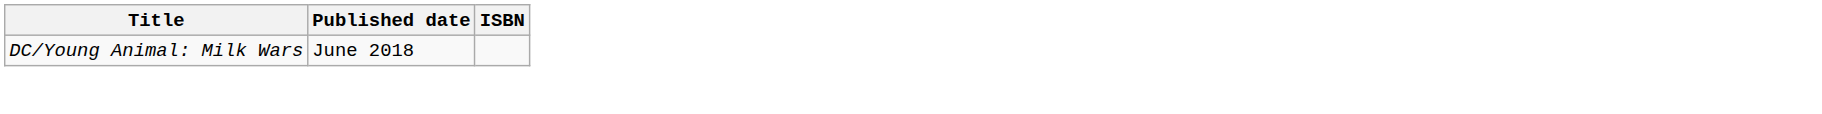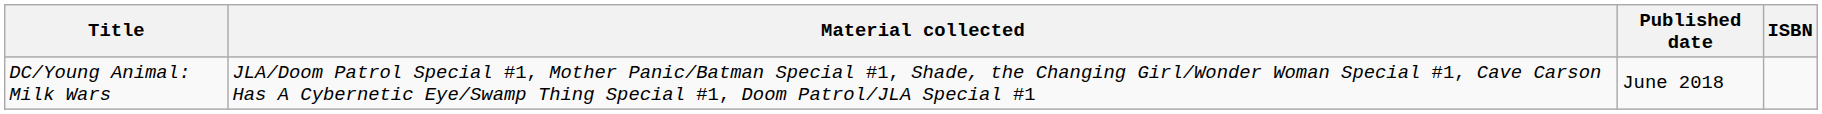+ column: (923, 31)
